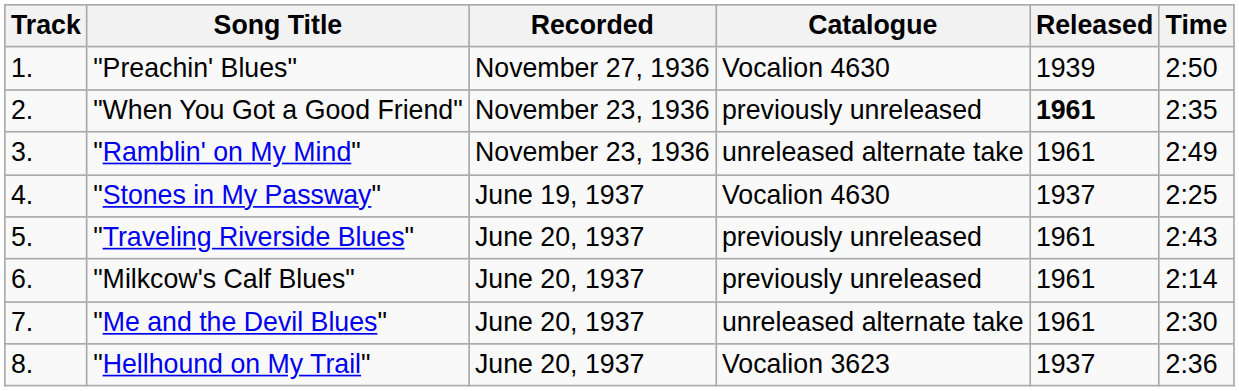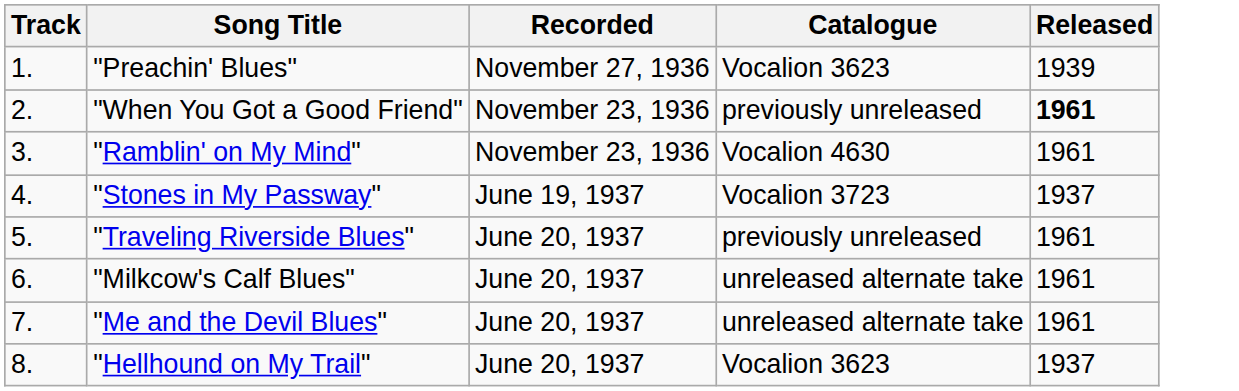- column: (1196, 25)
(806, 68) Vocalion 4630 -> (806, 68) Vocalion 3623
(873, 152) unreleased alternate take -> (806, 152) Vocalion 4630
(806, 195) Vocalion 4630 -> (806, 195) Vocalion 3723
(852, 279) previously unreleased -> (873, 279) unreleased alternate take
